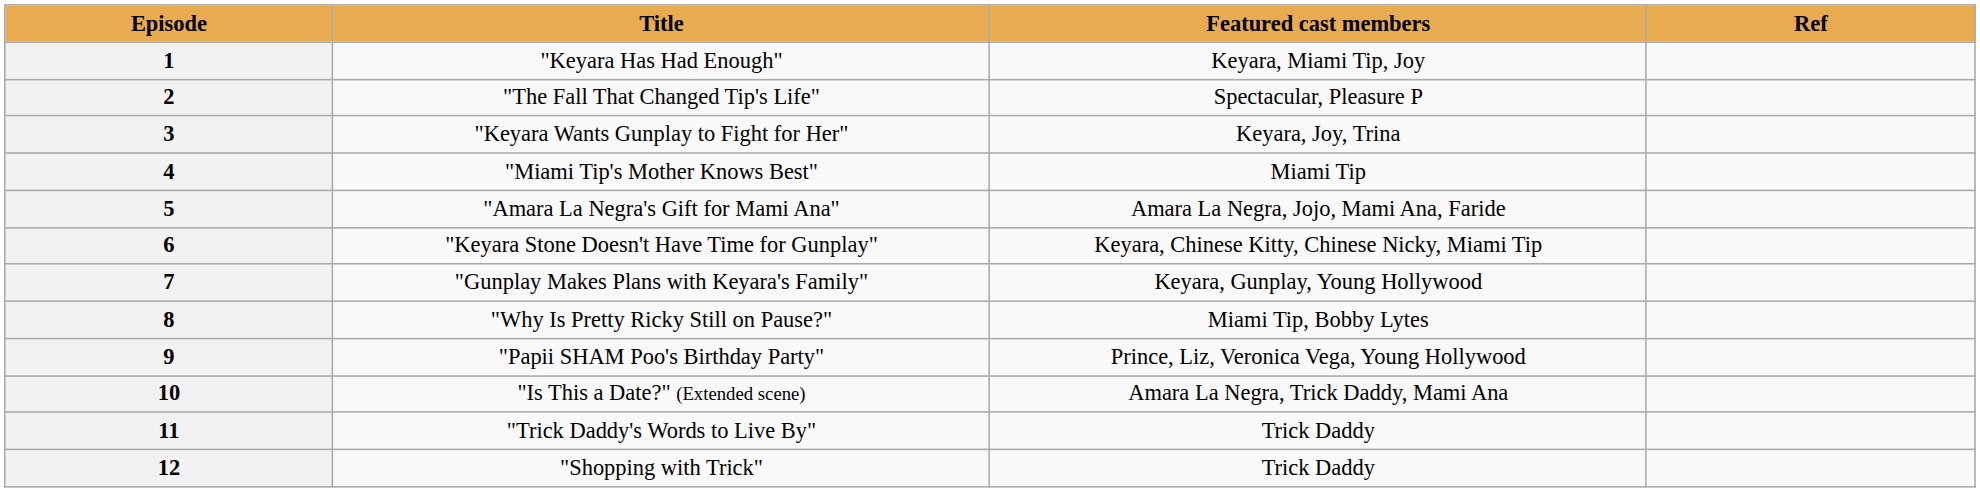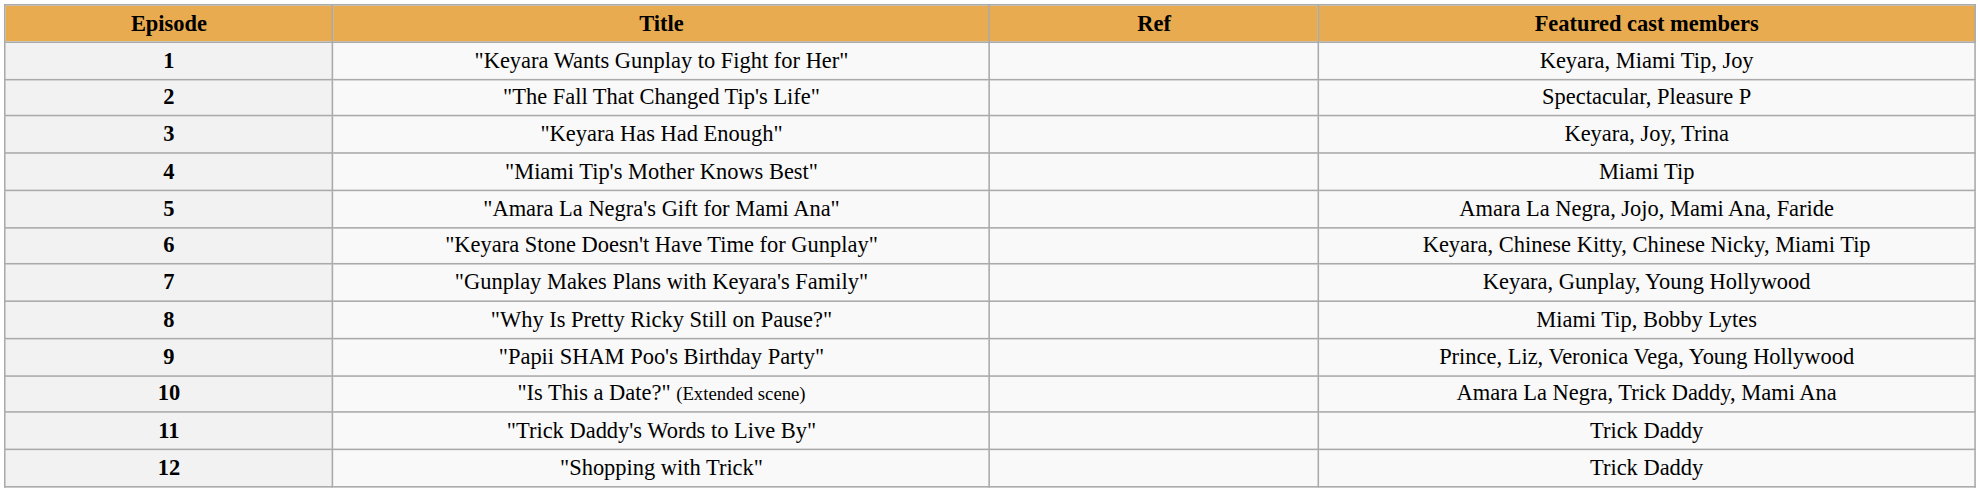columns swapped: (1318, 23) <-> (1811, 23)
(662, 60) "Keyara Has Had Enough" -> (662, 60) "Keyara Wants Gunplay to Fight for Her"
(662, 134) "Keyara Wants Gunplay to Fight for Her" -> (662, 134) "Keyara Has Had Enough"
